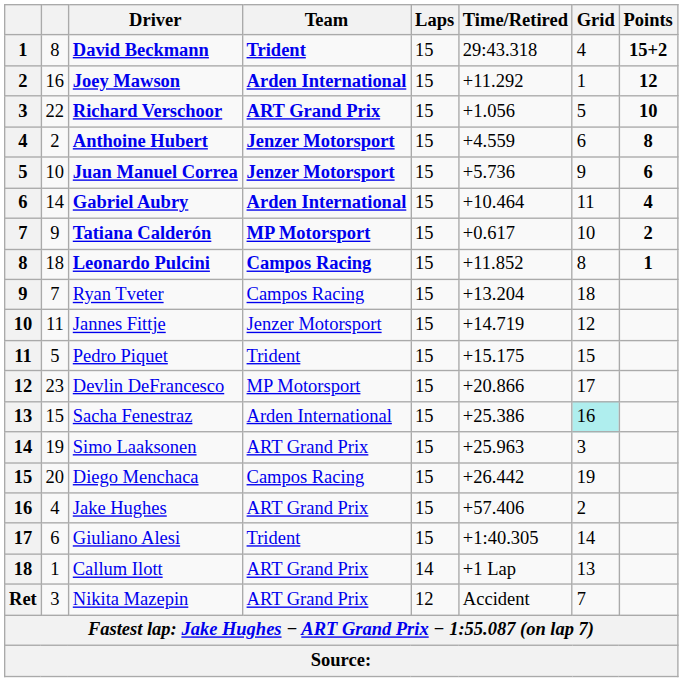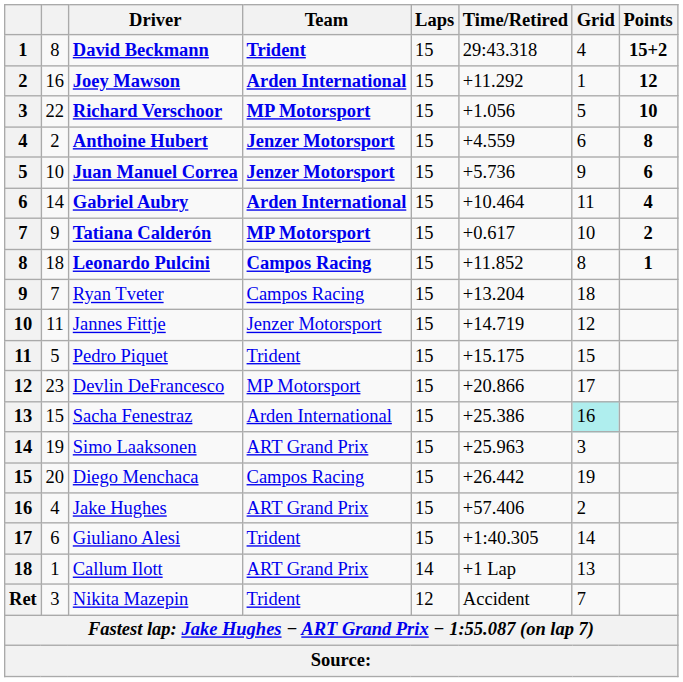(313, 110) ART Grand Prix -> (308, 110) MP Motorsport
(307, 599) ART Grand Prix -> (273, 599) Trident
